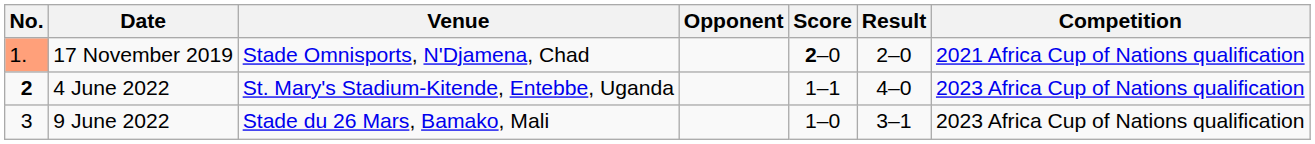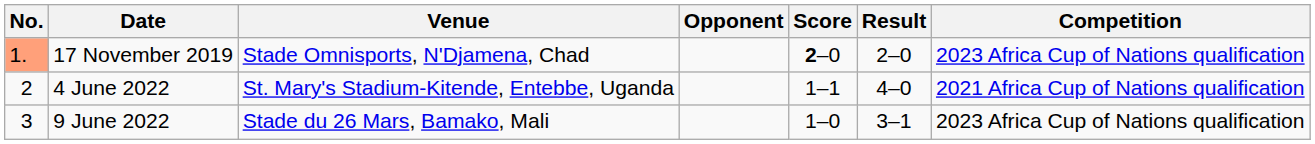(1120, 54) 2021 Africa Cup of Nations qualification -> (1120, 54) 2023 Africa Cup of Nations qualification
(27, 88) bold -> (27, 88) normal
(1120, 88) 2023 Africa Cup of Nations qualification -> (1120, 88) 2021 Africa Cup of Nations qualification
